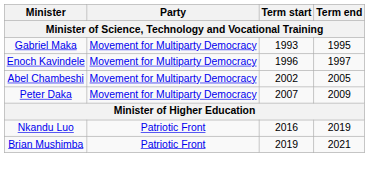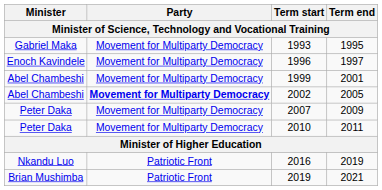+ row: (299, 78)
(173, 78) normal -> (179, 95) bold
+ row: (299, 128)
